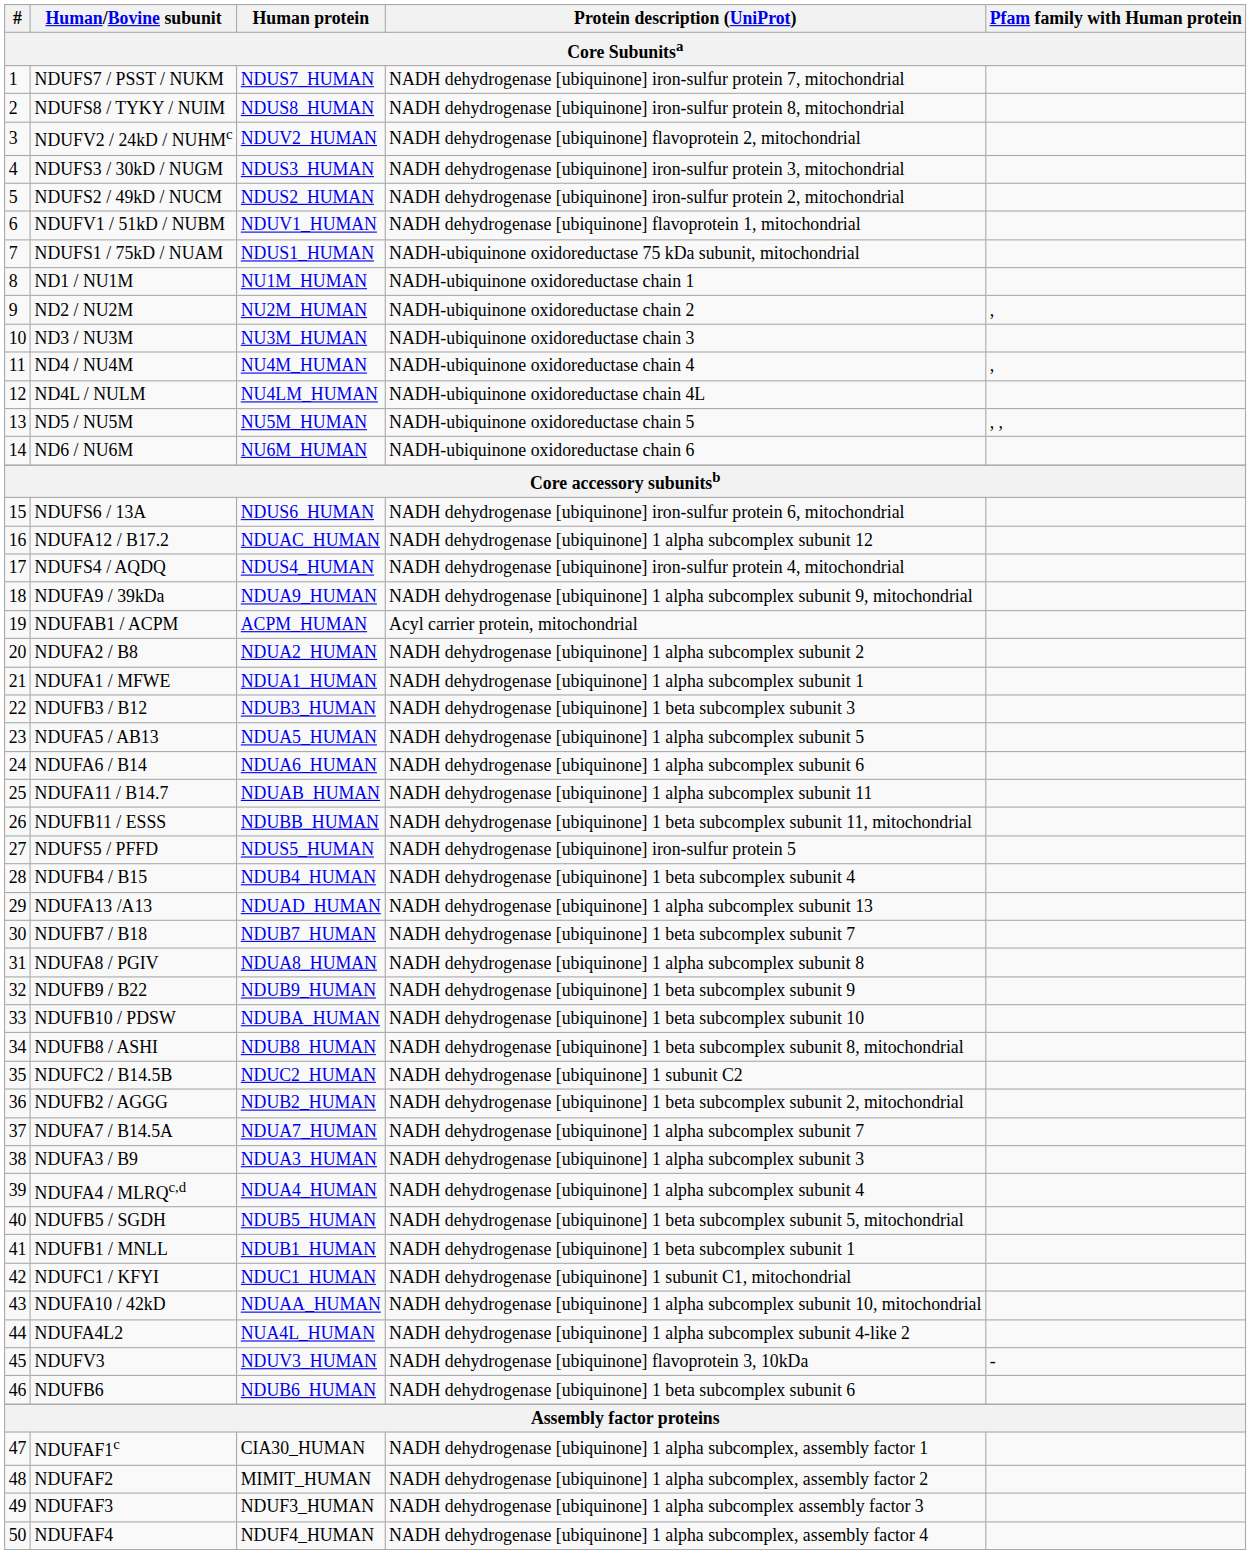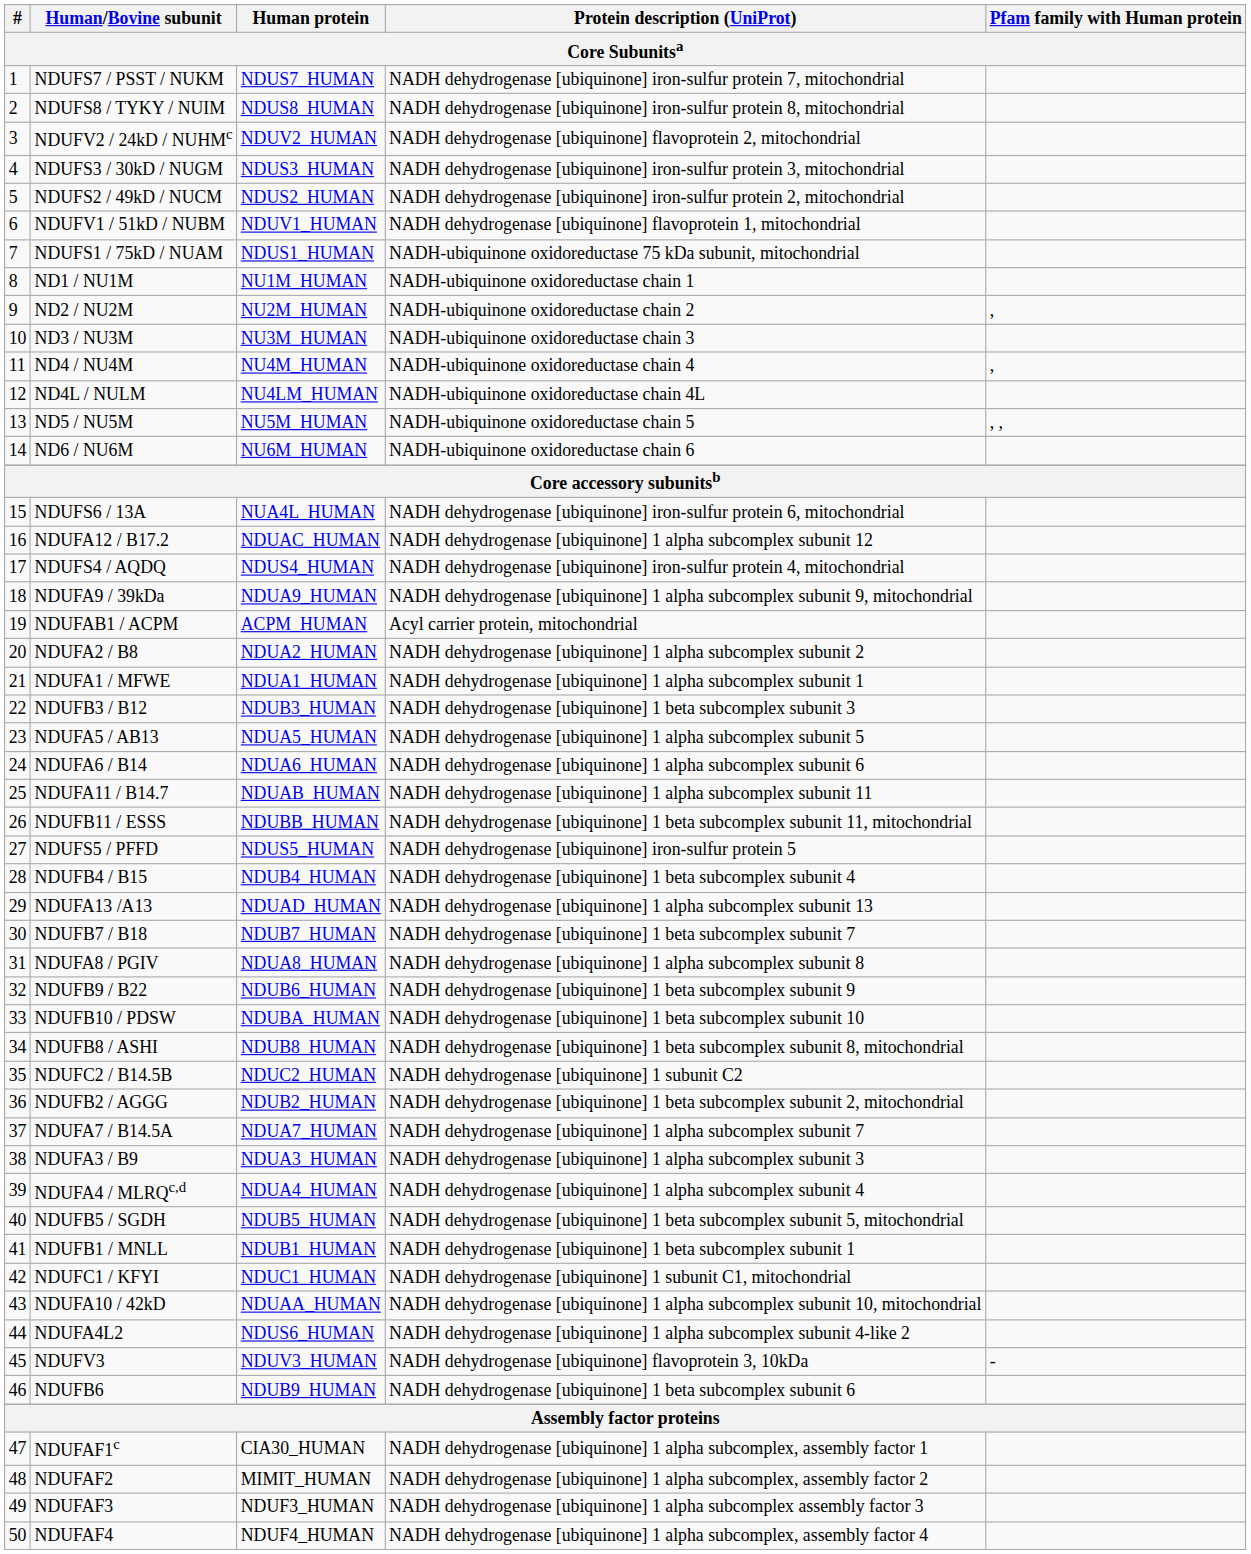(307, 511) NDUS6_HUMAN -> (308, 511) NUA4L_HUMAN
(308, 990) NDUB9_HUMAN -> (308, 990) NDUB6_HUMAN
(308, 1333) NUA4L_HUMAN -> (307, 1333) NDUS6_HUMAN
(308, 1389) NDUB6_HUMAN -> (308, 1389) NDUB9_HUMAN
